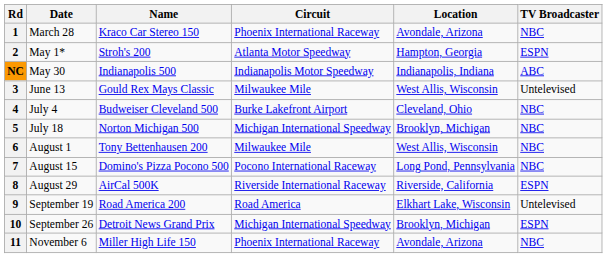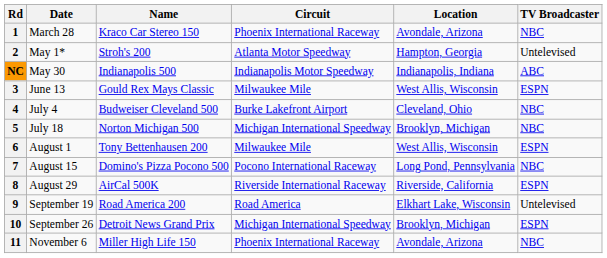(534, 51) ESPN -> (548, 51) Untelevised
(548, 89) Untelevised -> (534, 89) ESPN
(532, 147) NBC -> (534, 147) ESPN
